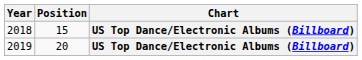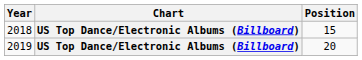columns swapped: (223, 13) <-> (62, 13)
